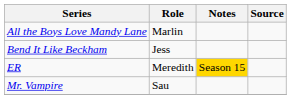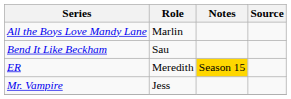(161, 49) Jess -> (160, 49) Sau
(160, 85) Sau -> (161, 85) Jess
